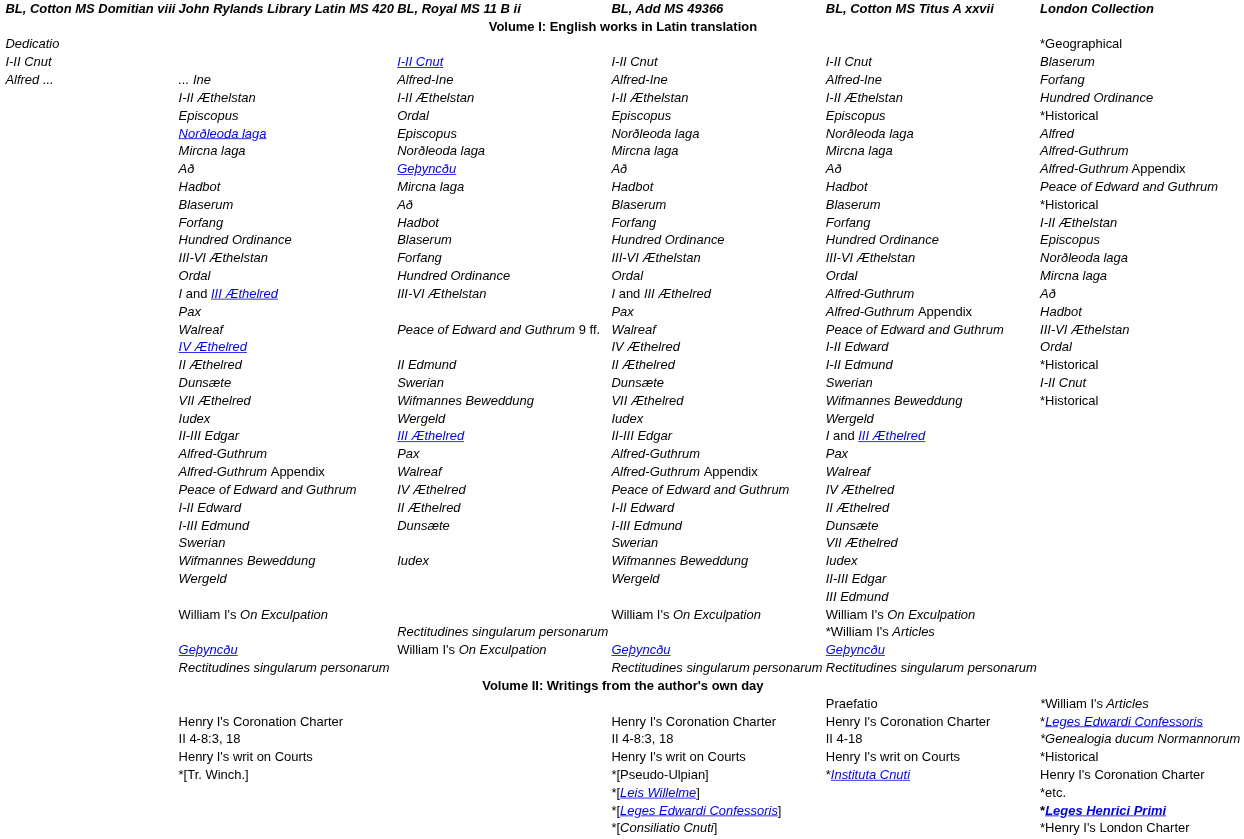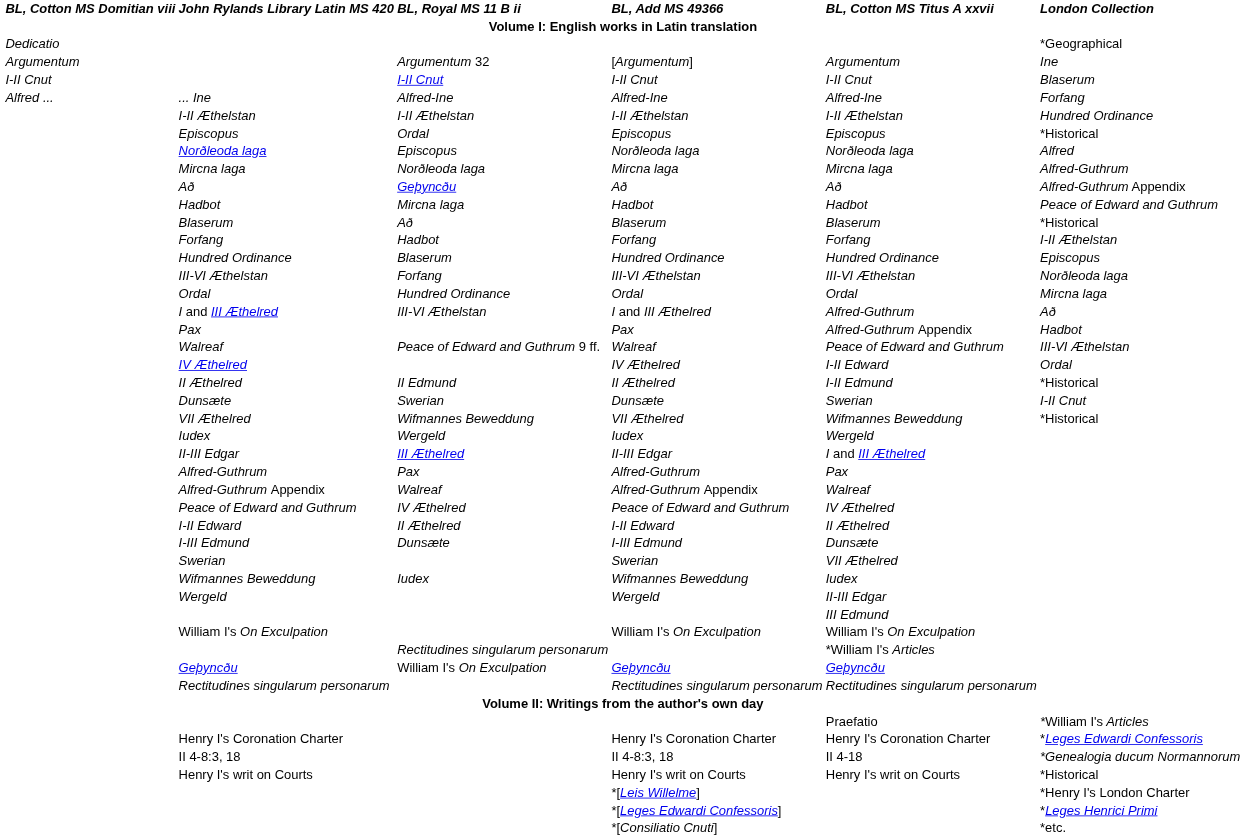+ row: (443, 62)
- row: (503, 775)
(1053, 792) *etc. -> (1115, 792) *Henry I's London Charter
(1103, 810) bold -> (1099, 810) normal
(1115, 828) *Henry I's London Charter -> (1053, 828) *etc.
